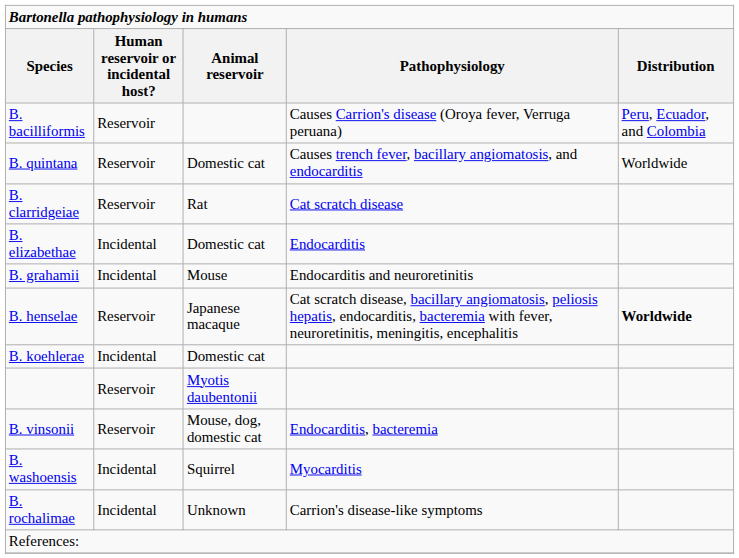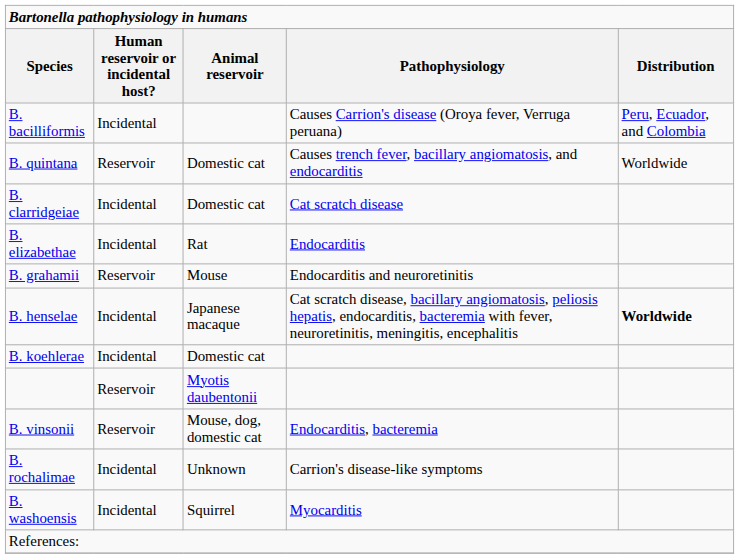(126, 122) Reservoir -> (127, 122) Incidental
(126, 203) Reservoir -> (127, 203) Incidental
(197, 203) Rat -> (226, 203) Domestic cat
(226, 243) Domestic cat -> (197, 243) Rat
(127, 275) Incidental -> (126, 275) Reservoir
(126, 316) Reservoir -> (127, 316) Incidental
rows swapped: (43, 469) <-> (42, 509)
